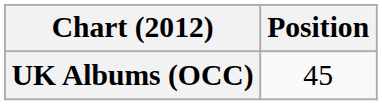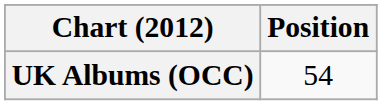(318, 74) 45 -> (318, 74) 54
